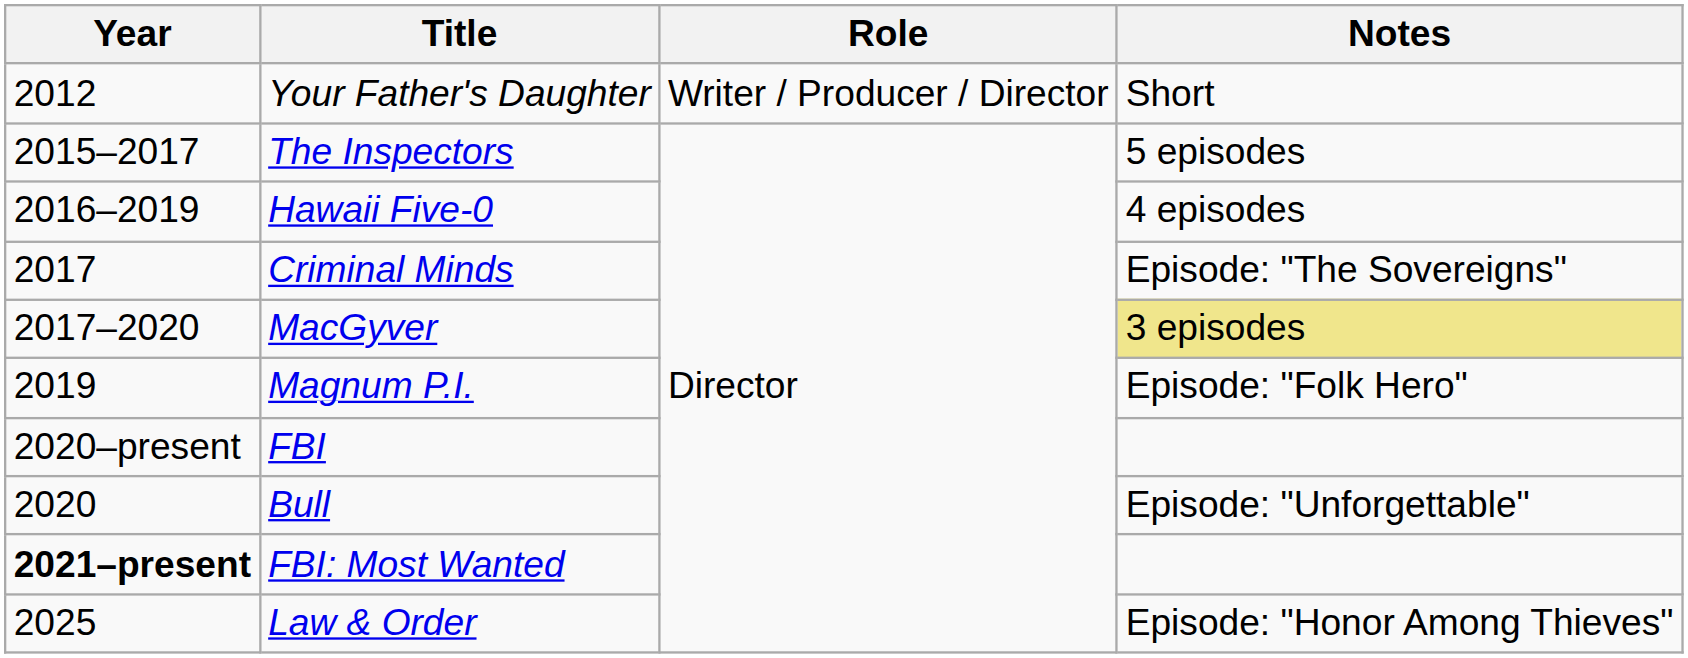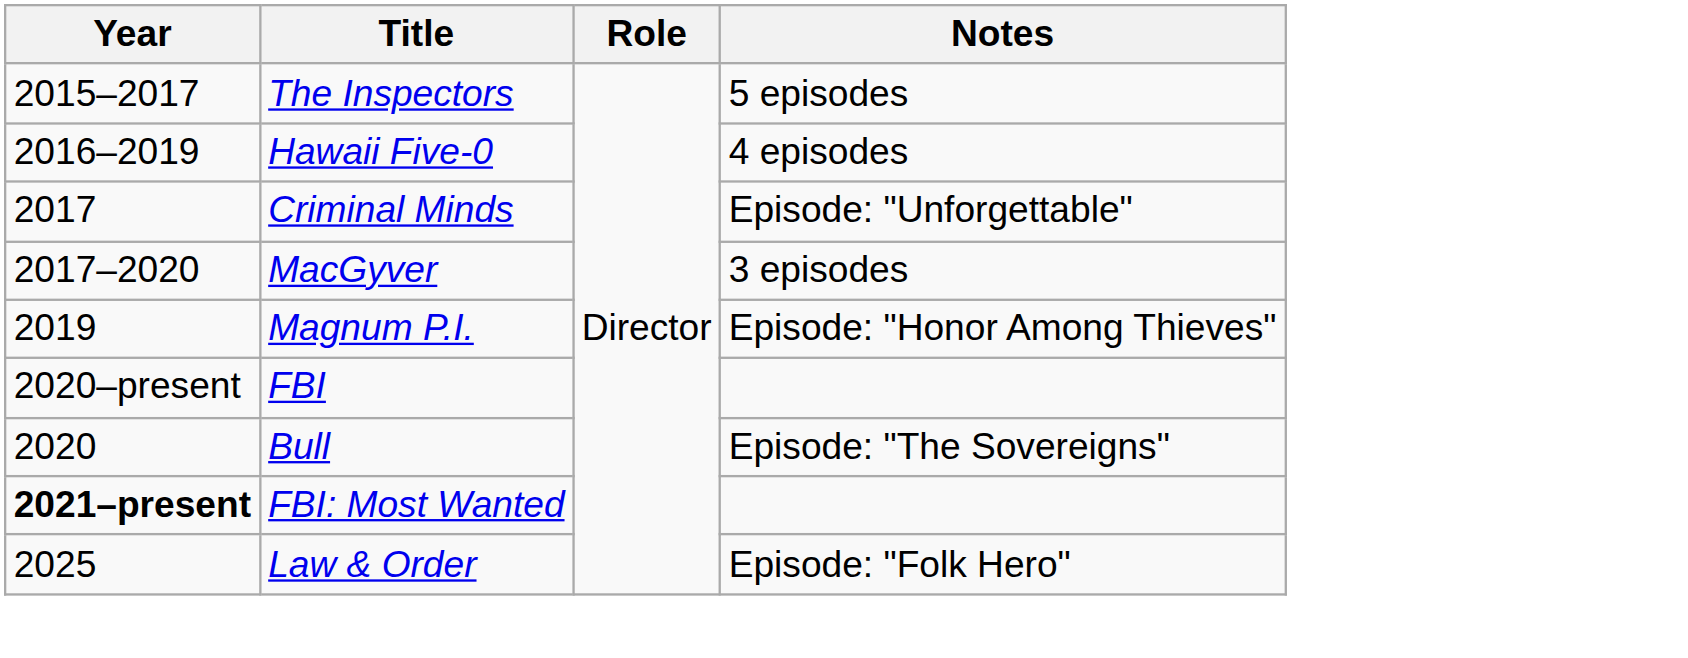- row: (459, 92)
(1346, 269) Episode: "The Sovereigns" -> (931, 210) Episode: "Unforgettable"
(1215, 328) khaki background -> (818, 269) no background
(1297, 387) Episode: "Folk Hero" -> (1003, 328) Episode: "Honor Among Thieves"
(1328, 504) Episode: "Unforgettable" -> (949, 446) Episode: "The Sovereigns"
(1400, 622) Episode: "Honor Among Thieves" -> (900, 563) Episode: "Folk Hero"
